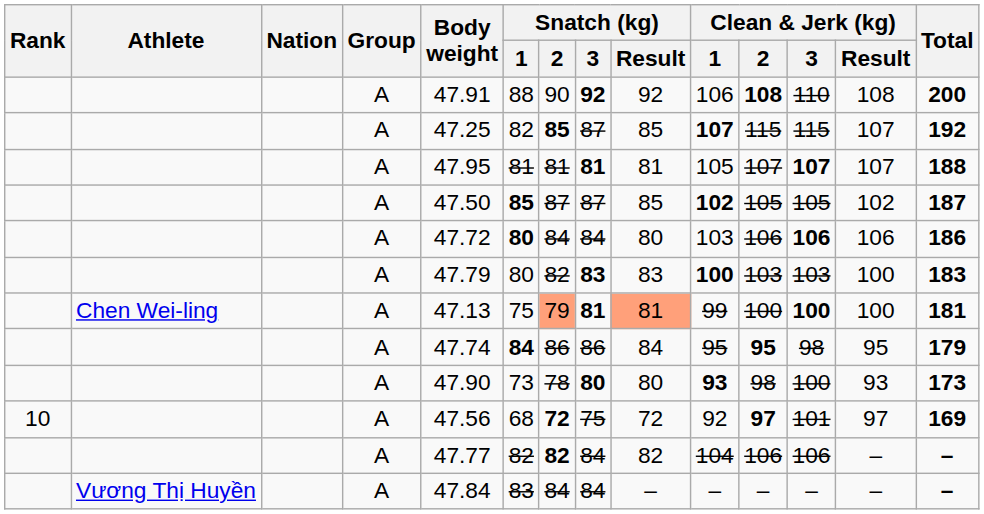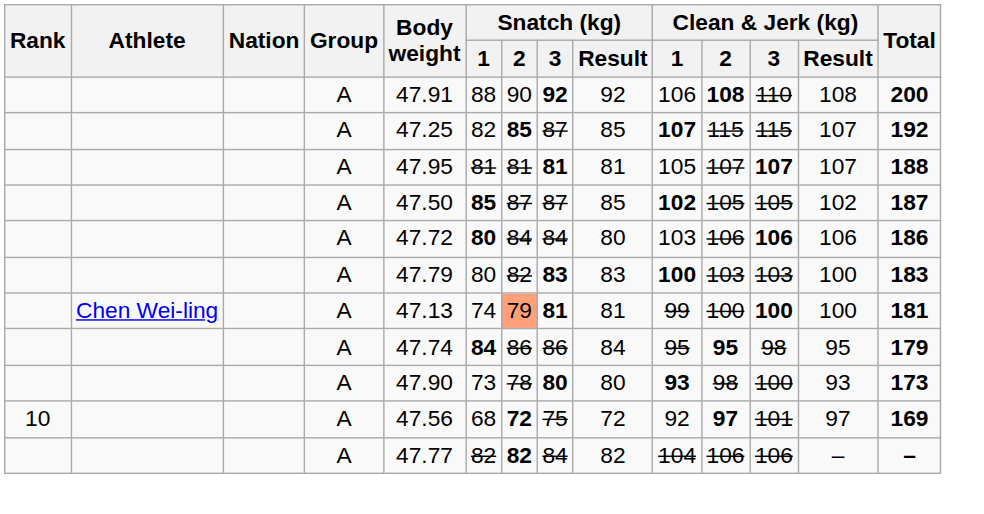(521, 310) 75 -> (484, 310) 74
(651, 310) lightsalmon background -> (613, 310) no background
- row: (38, 491)
